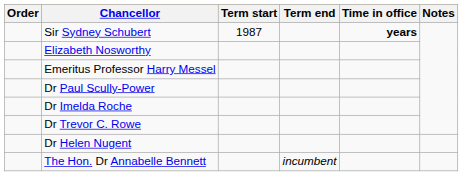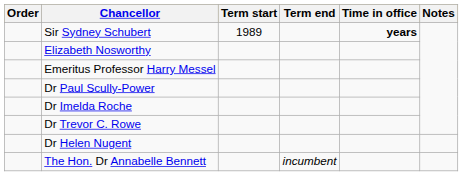(249, 32) 1987 -> (249, 32) 1989
